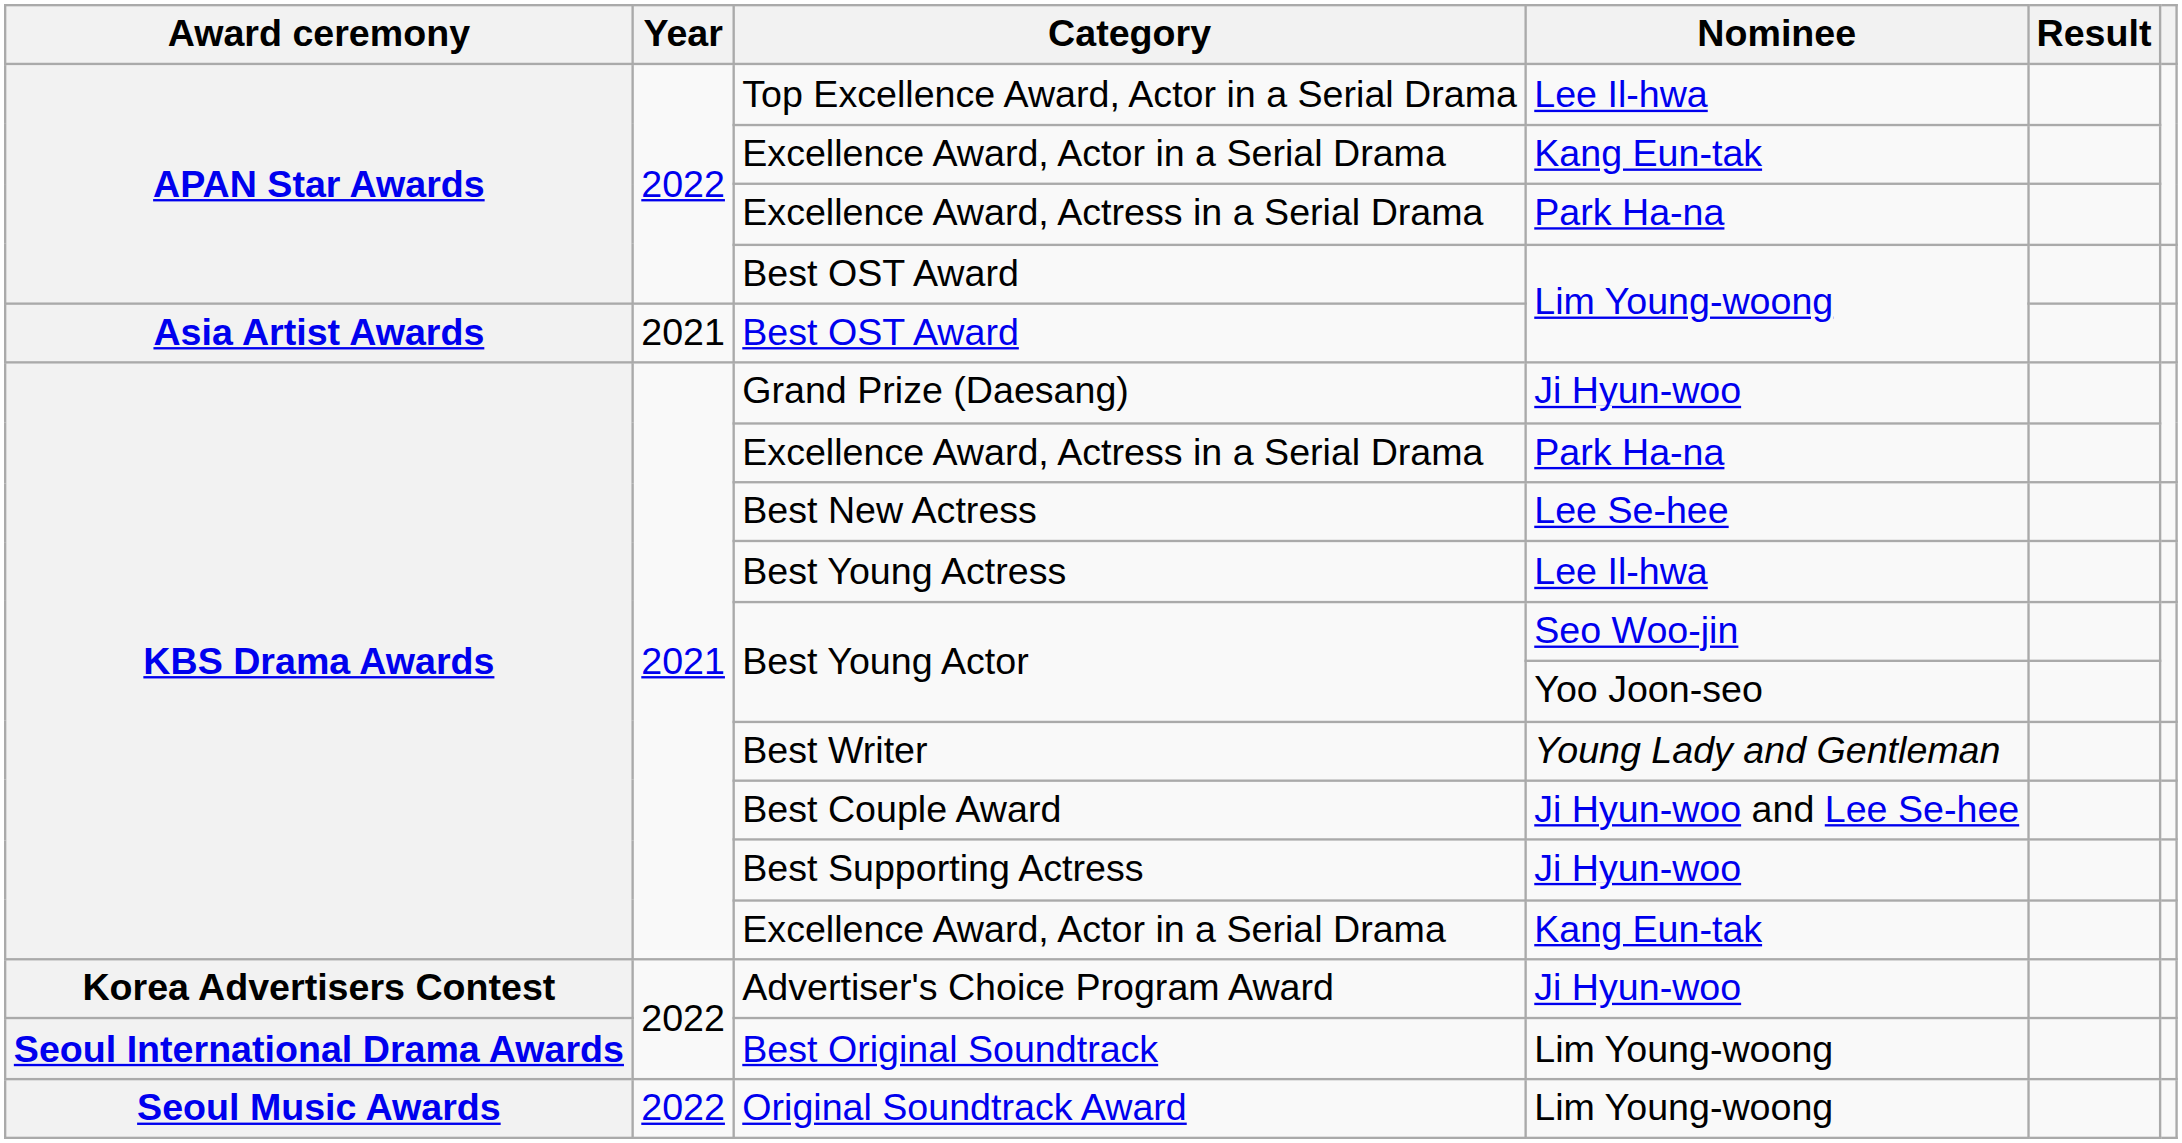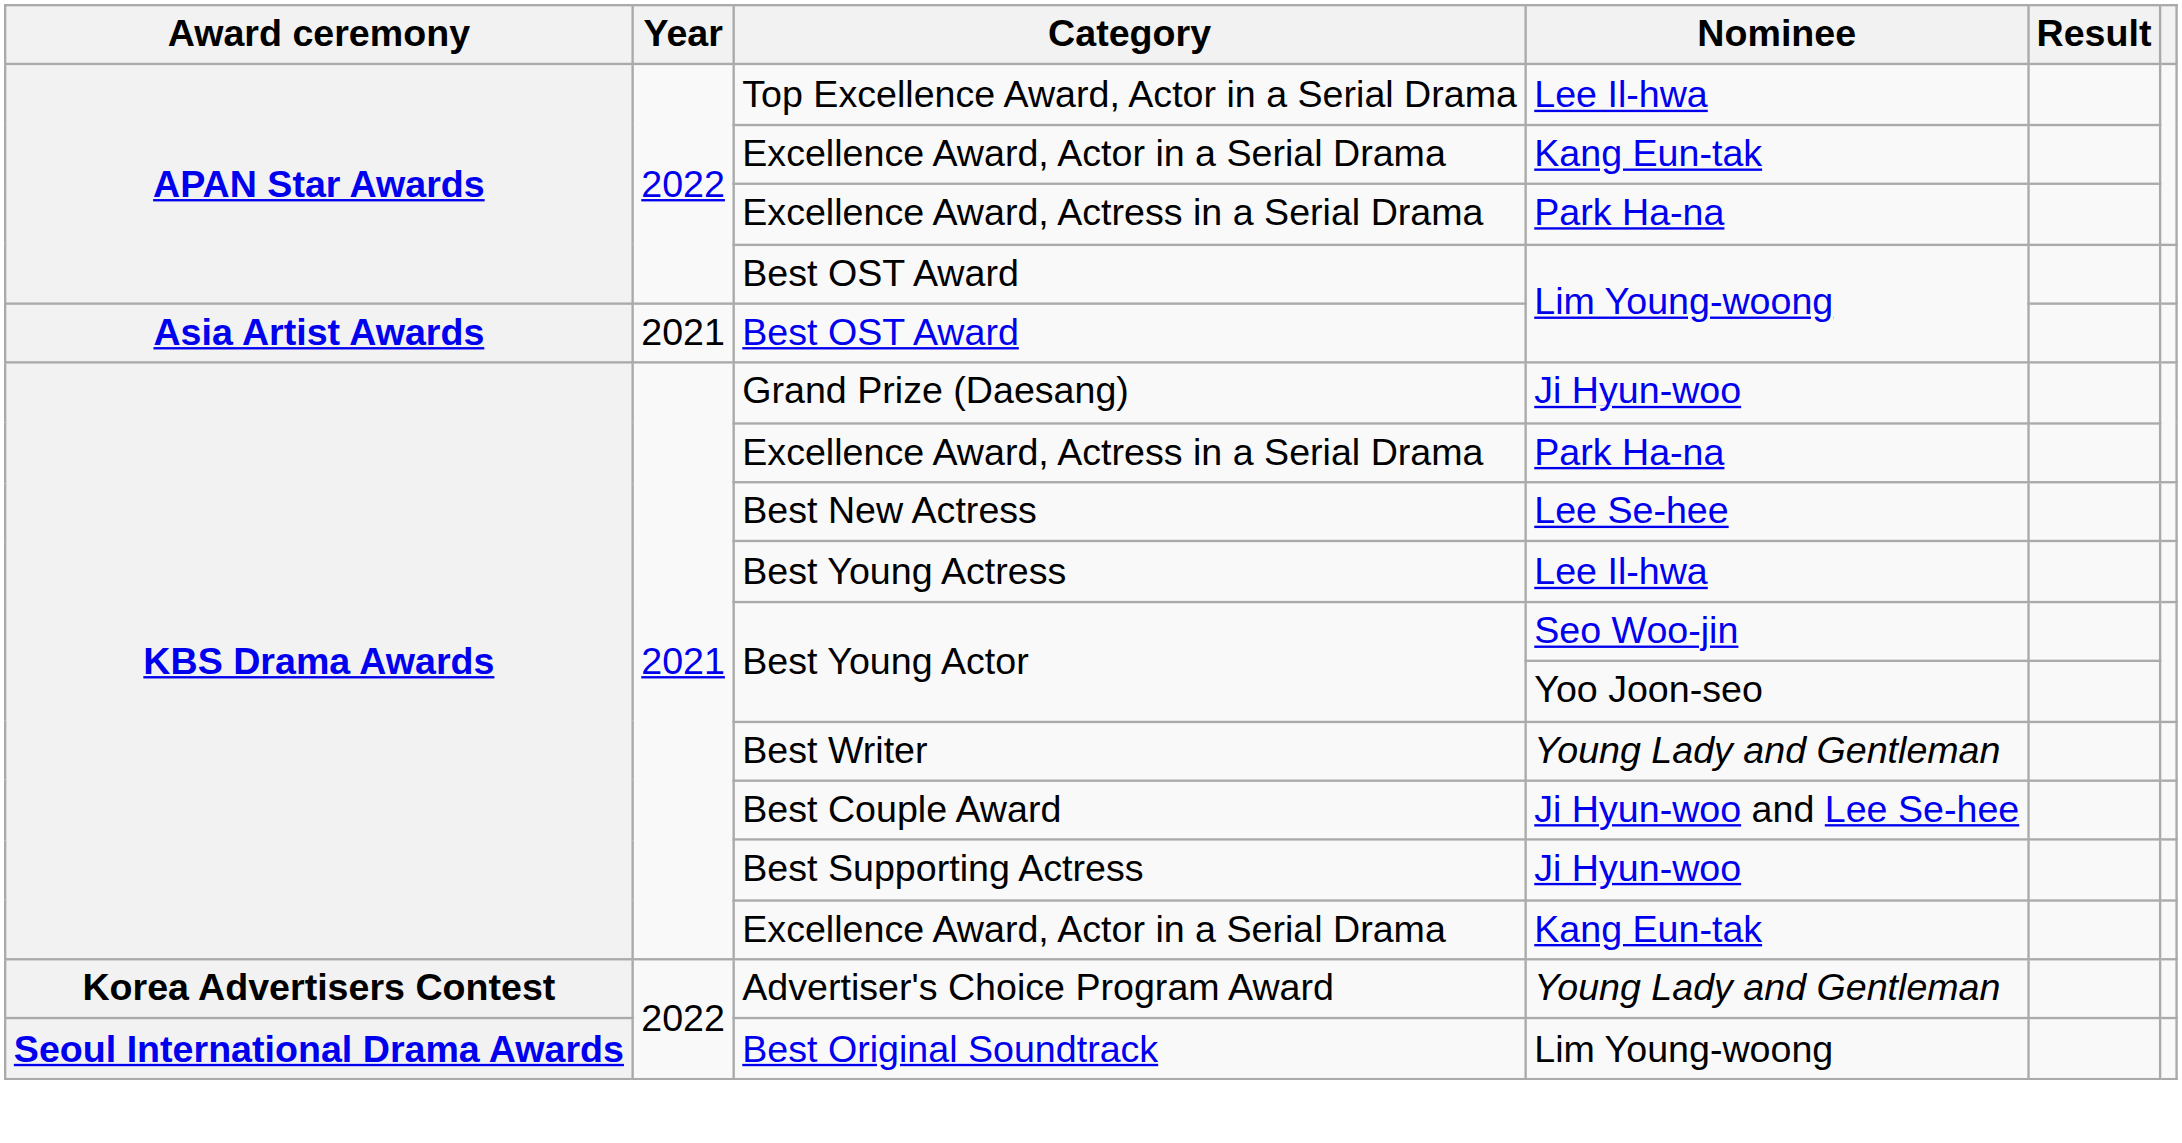(1638, 988) Ji Hyun-woo -> (1767, 988) Young Lady and Gentleman
- row: (319, 1107)
